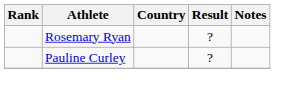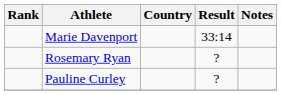+ row: (91, 36)
